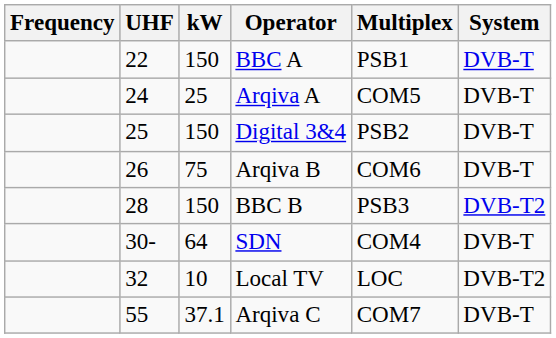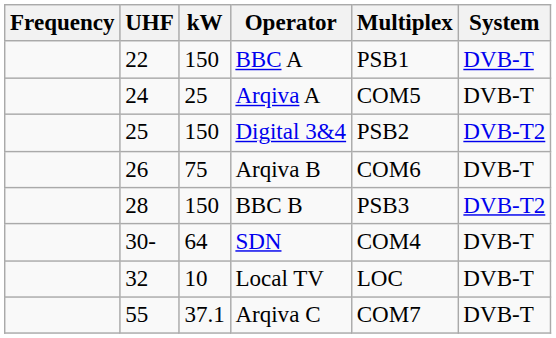(499, 132) DVB-T -> (504, 132) DVB-T2
(504, 278) DVB-T2 -> (499, 278) DVB-T
